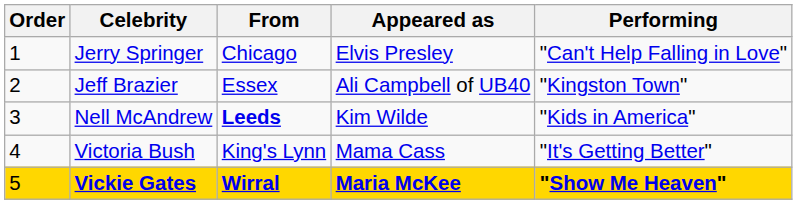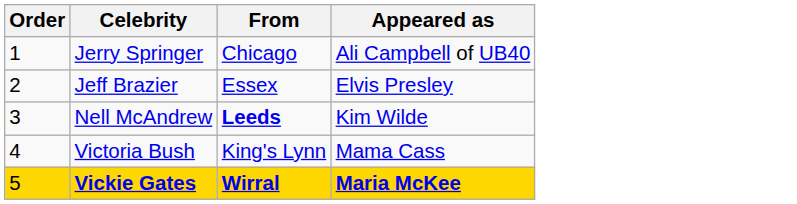- column: (663, 20)
(394, 53) Elvis Presley -> (433, 53) Ali Campbell of UB40
(433, 85) Ali Campbell of UB40 -> (394, 85) Elvis Presley
